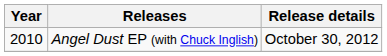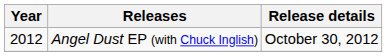(26, 39) 2010 -> (26, 39) 2012
